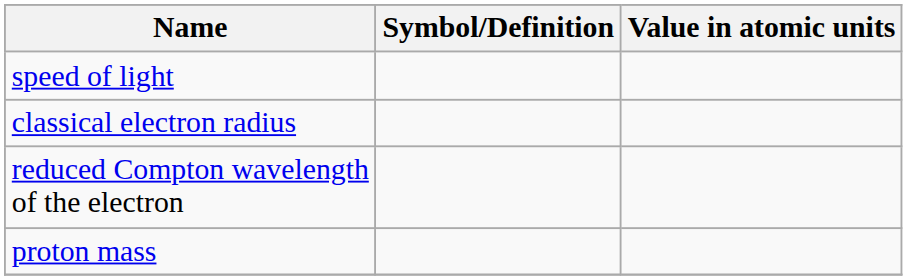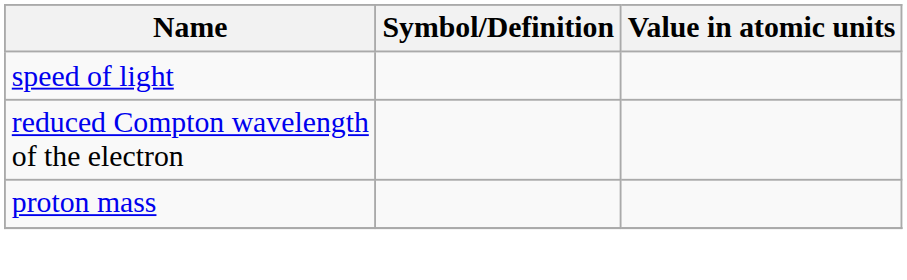- row: (154, 122)
